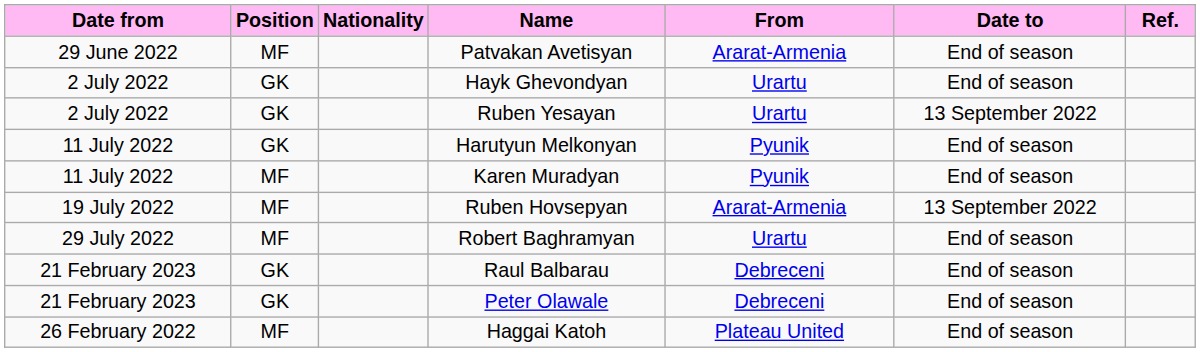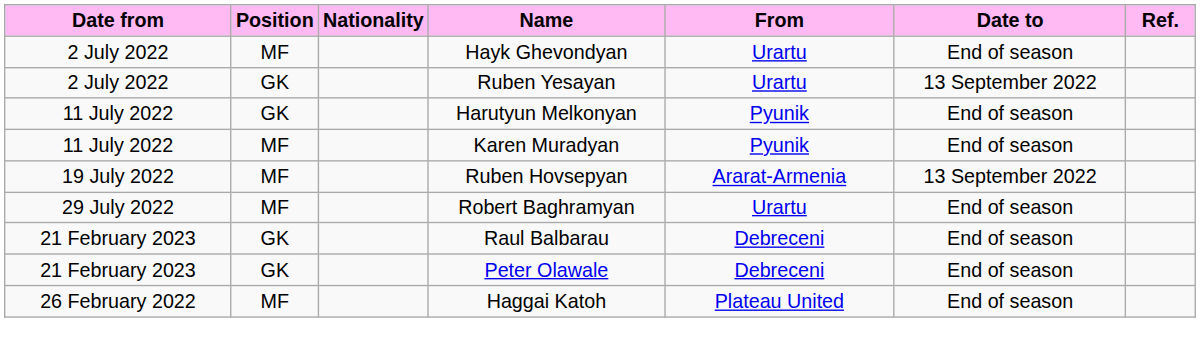- row: (546, 52)
(275, 83) GK -> (275, 52) MF
